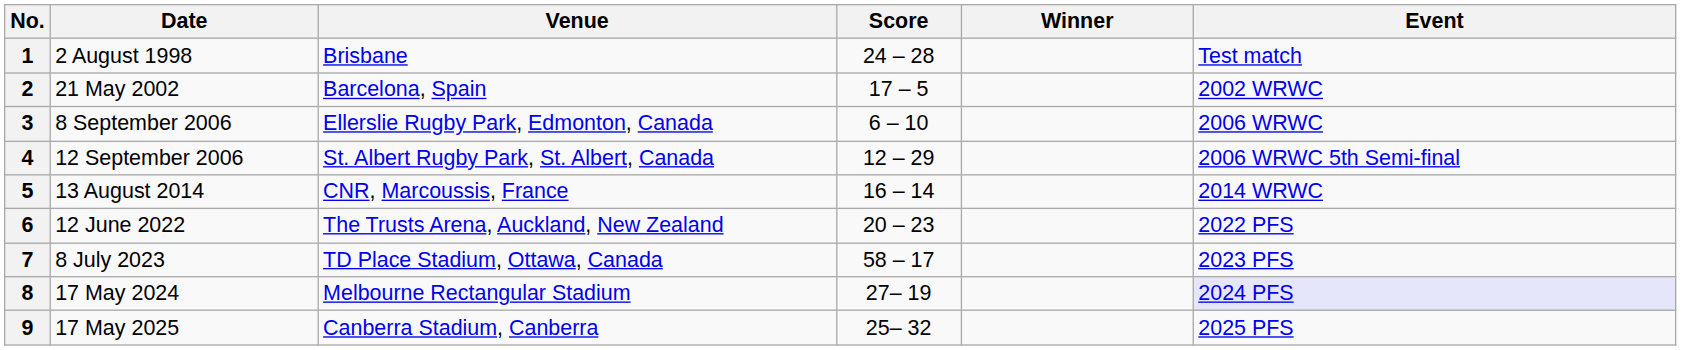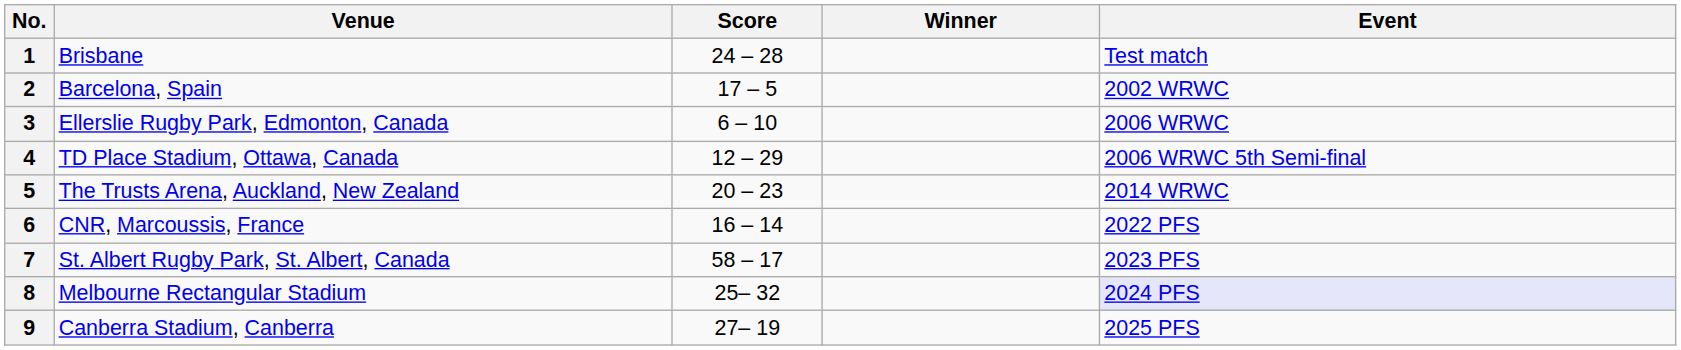- column: (184, 21)
(519, 157) St. Albert Rugby Park, St. Albert, Canada -> (228, 157) TD Place Stadium, Ottawa, Canada
(446, 191) CNR, Marcoussis, France -> (259, 191) The Trusts Arena, Auckland, New Zealand
(899, 191) 16 – 14 -> (747, 191) 20 – 23
(523, 225) The Trusts Arena, Auckland, New Zealand -> (181, 225) CNR, Marcoussis, France
(899, 225) 20 – 23 -> (747, 225) 16 – 14
(493, 259) TD Place Stadium, Ottawa, Canada -> (254, 259) St. Albert Rugby Park, St. Albert, Canada
(899, 293) 27– 19 -> (747, 293) 25– 32
(899, 327) 25– 32 -> (747, 327) 27– 19
